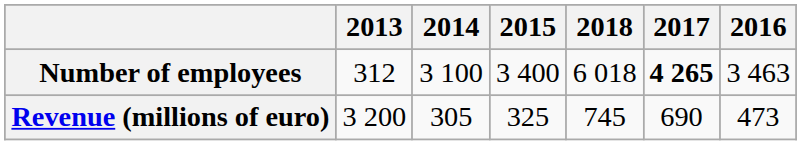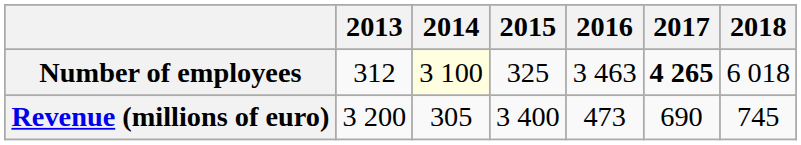columns swapped: (758, 26) <-> (605, 26)
(451, 71) no background -> (451, 71) lightyellow background
(528, 71) 3 400 -> (528, 71) 325
(528, 116) 325 -> (528, 116) 3 400
